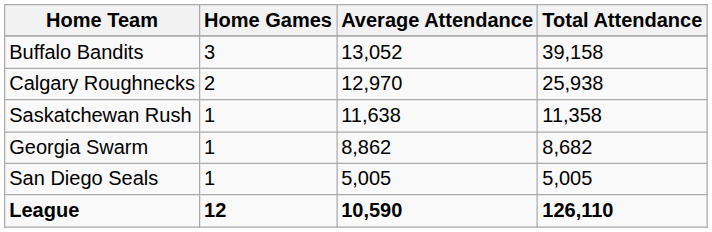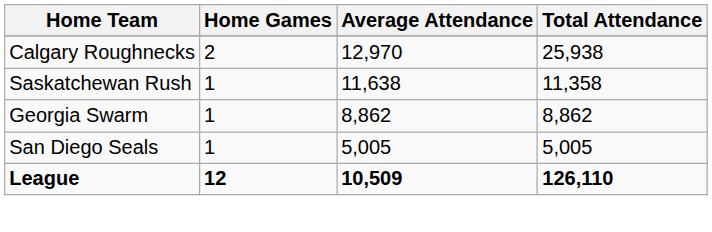- row: (76, 52)
(567, 147) 8,682 -> (567, 115) 8,862
(372, 210) 10,590 -> (372, 178) 10,509
